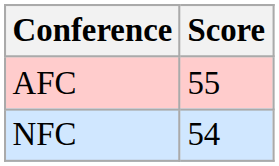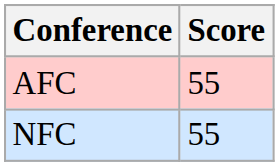(204, 134) 54 -> (204, 134) 55
